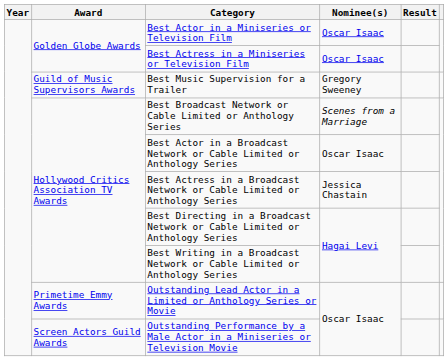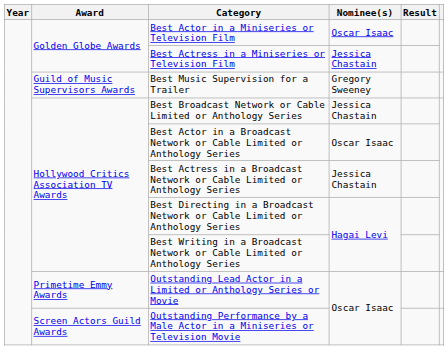(353, 59) Oscar Isaac -> (354, 59) Jessica Chastain
(359, 116) Scenes from a Marriage -> (354, 111) Jessica Chastain
